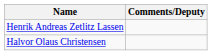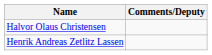rows swapped: (56, 42) <-> (65, 27)
